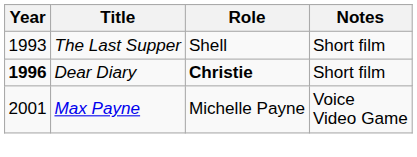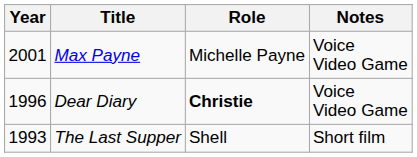rows swapped: (118, 45) <-> (97, 109)
(28, 72) bold -> (28, 101) normal
(349, 72) Short film -> (360, 101) Voice Video Game
